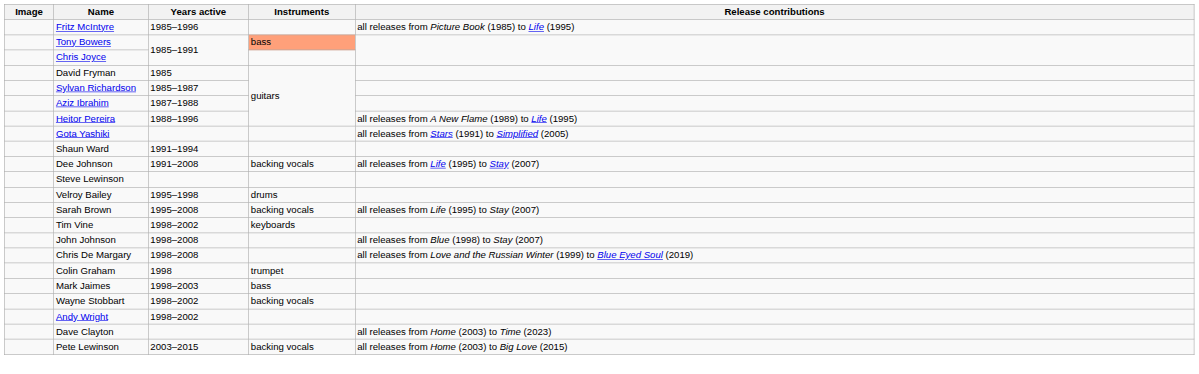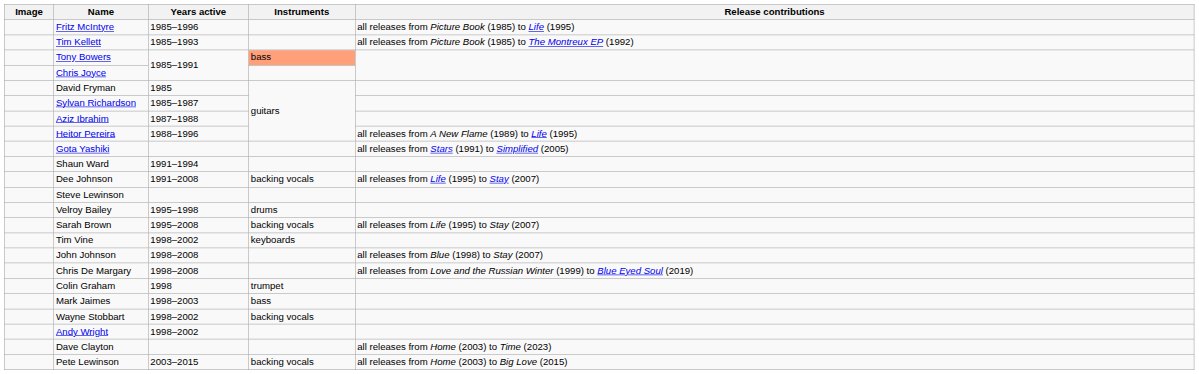+ row: (78, 42)
